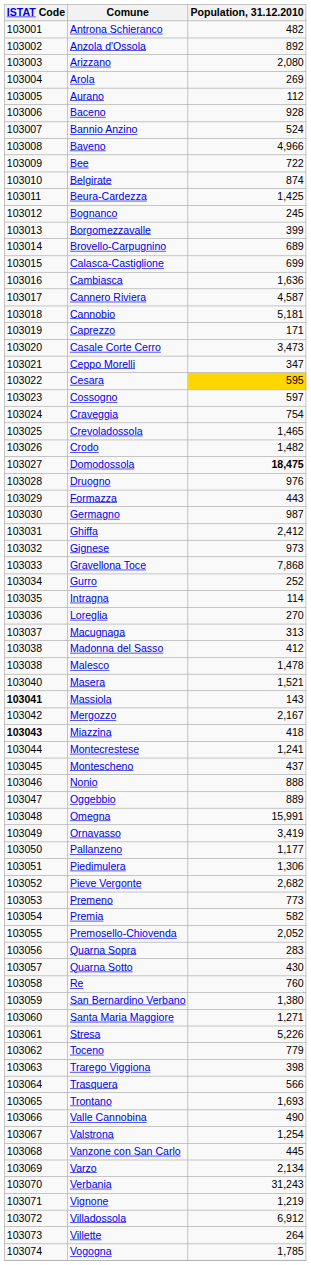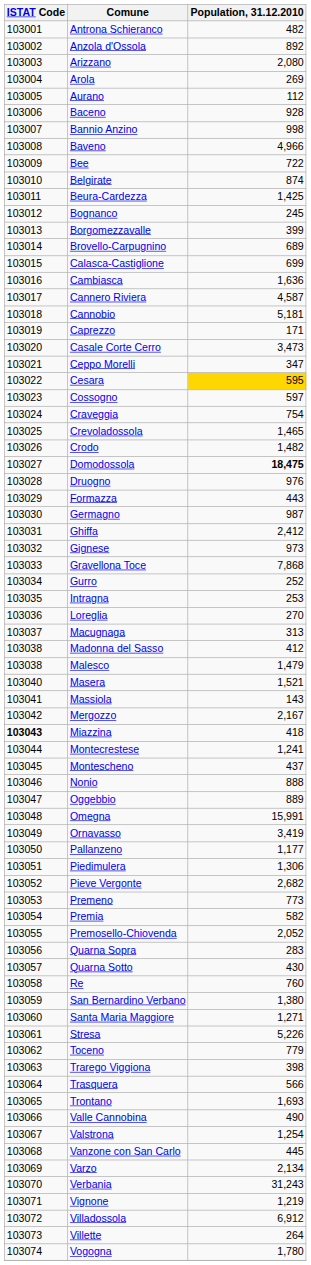(295, 130) 524 -> (295, 130) 998
(295, 599) 114 -> (295, 599) 253
(290, 666) 1,478 -> (290, 666) 1,479
(24, 699) bold -> (24, 699) normal
(290, 1252) 1,785 -> (290, 1252) 1,780
